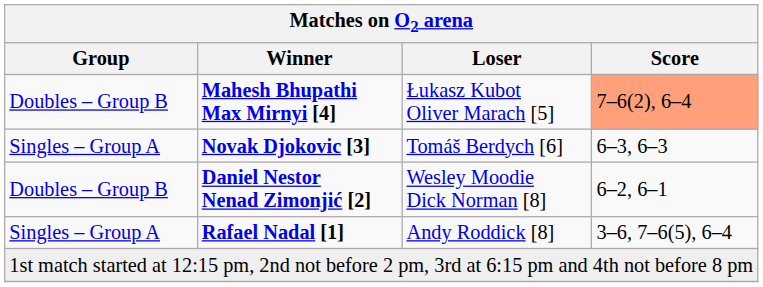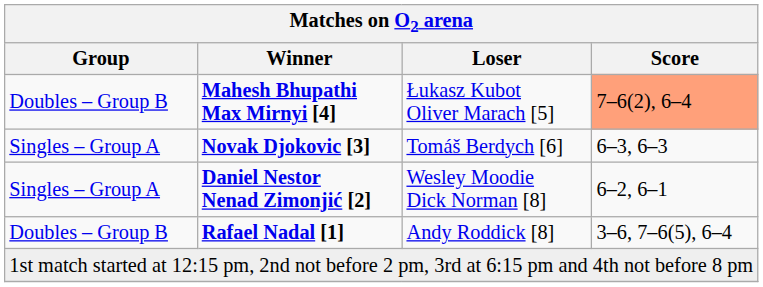(89, 189) Doubles – Group B -> (85, 189) Singles – Group A
(85, 232) Singles – Group A -> (89, 232) Doubles – Group B
